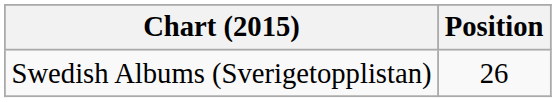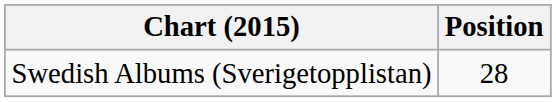(494, 72) 26 -> (494, 72) 28
